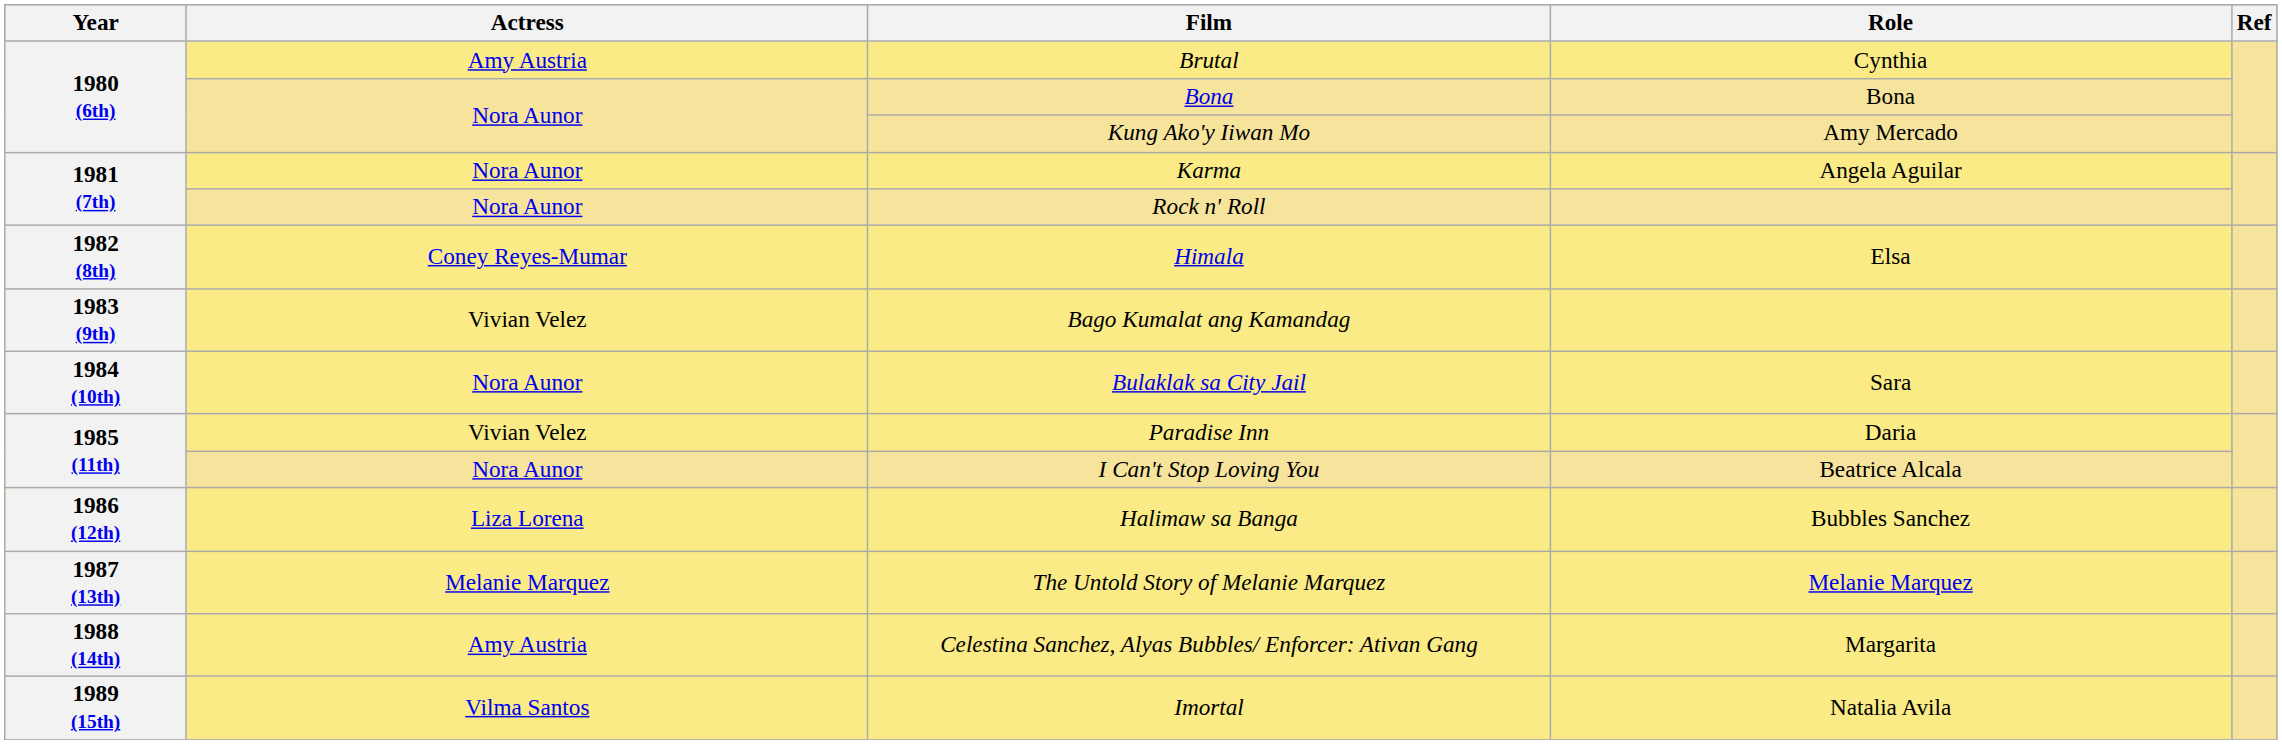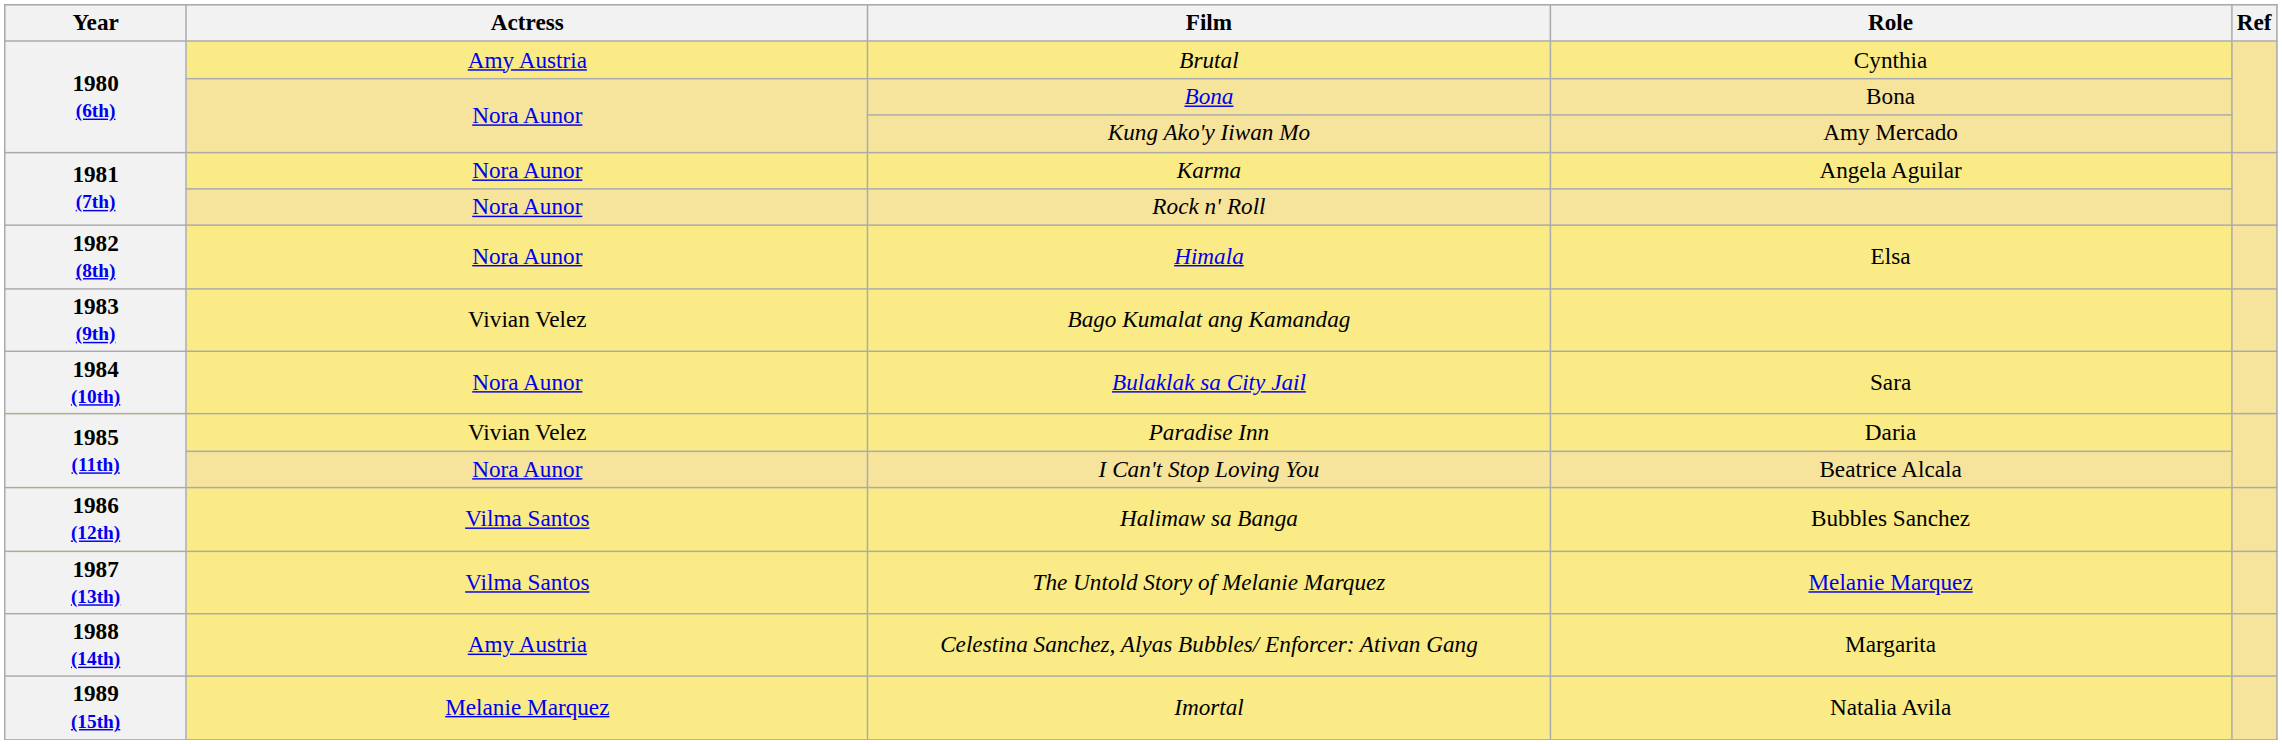(527, 256) Coney Reyes-Mumar -> (527, 256) Nora Aunor
(527, 518) Liza Lorena -> (527, 518) Vilma Santos
(527, 581) Melanie Marquez -> (527, 581) Vilma Santos
(527, 707) Vilma Santos -> (527, 707) Melanie Marquez
